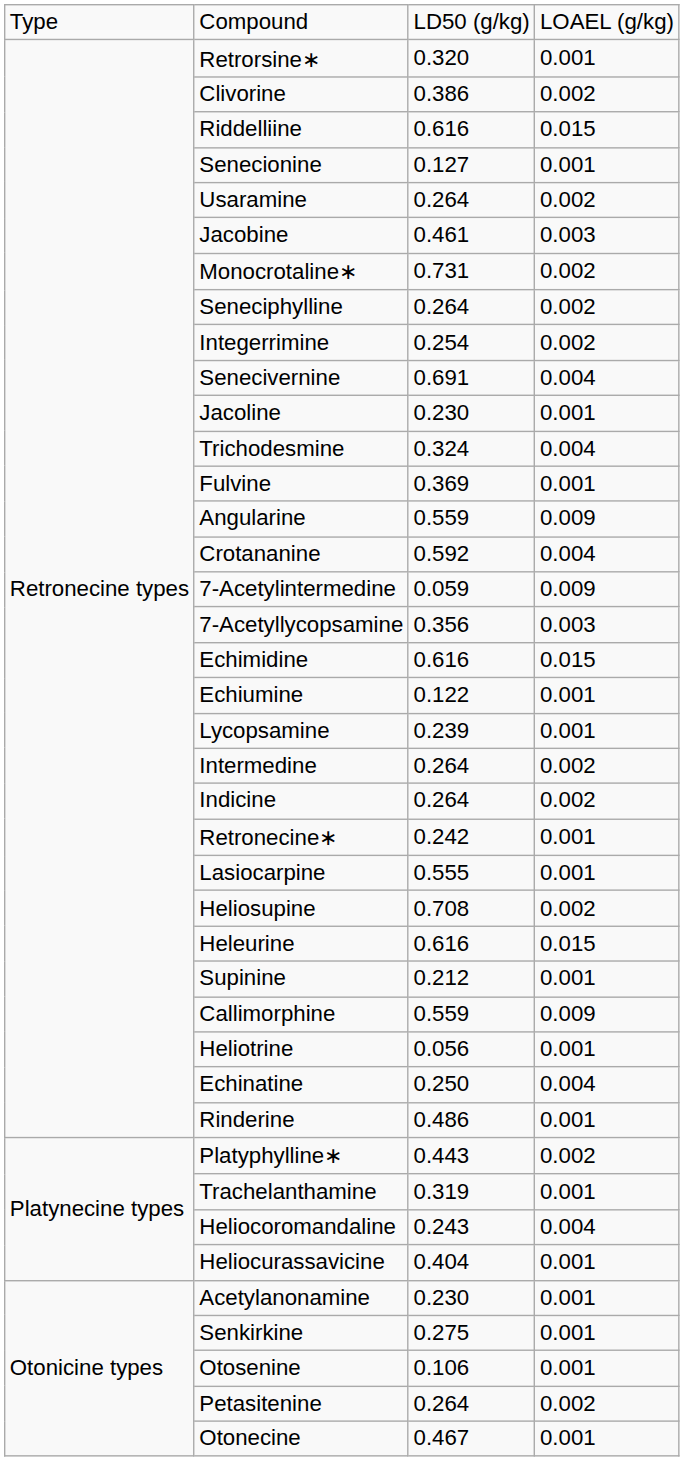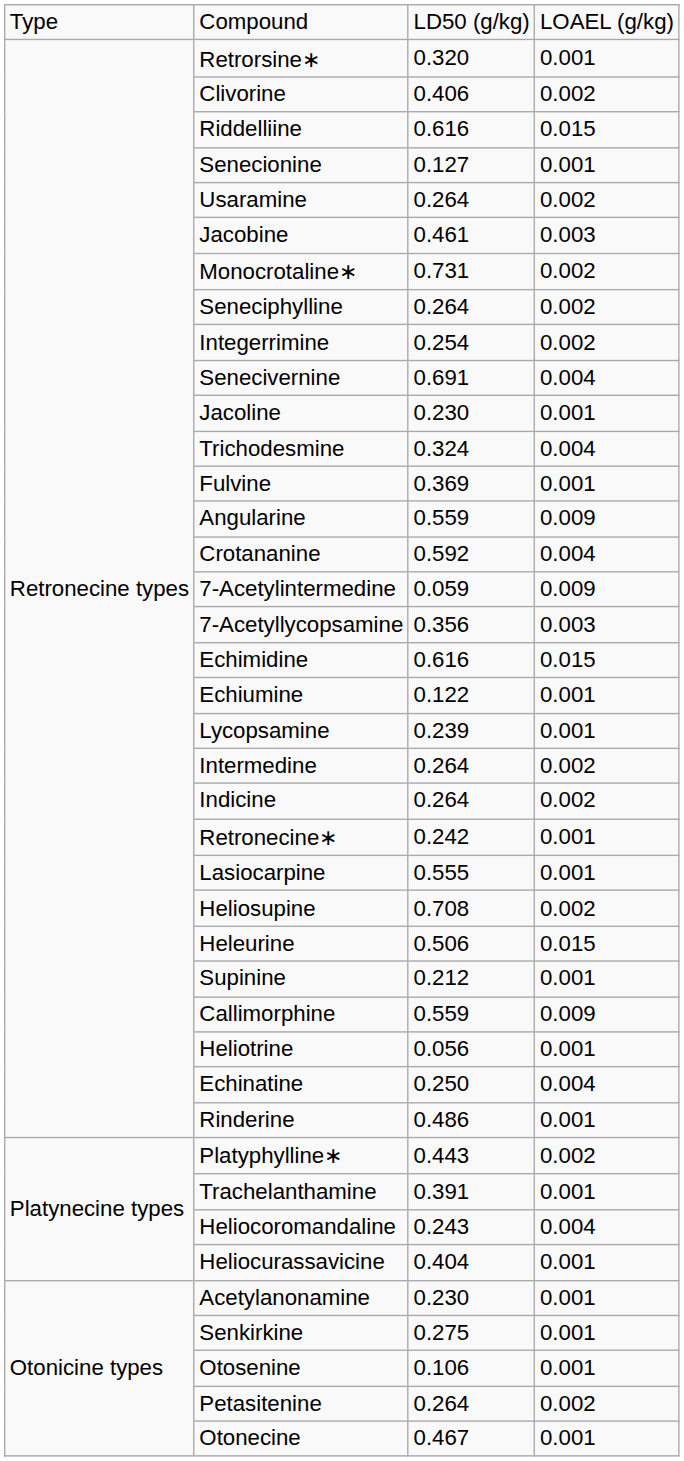(441, 94) 0.386 -> (441, 94) 0.406
(441, 943) 0.616 -> (441, 943) 0.506
(441, 1191) 0.319 -> (441, 1191) 0.391
